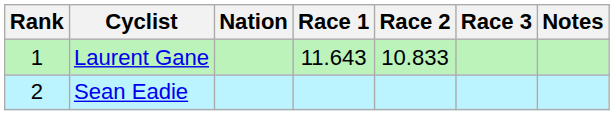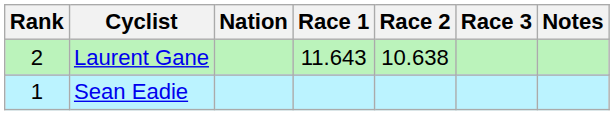(37, 57) 1 -> (37, 57) 2
(415, 57) 10.833 -> (415, 57) 10.638
(37, 92) 2 -> (37, 92) 1
